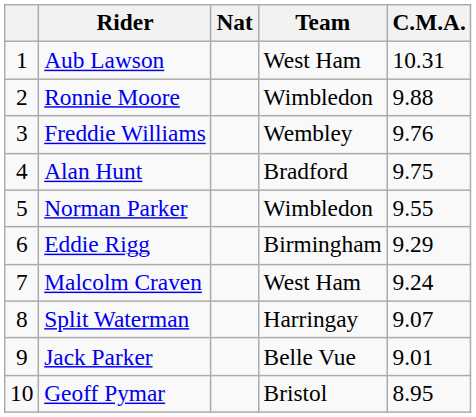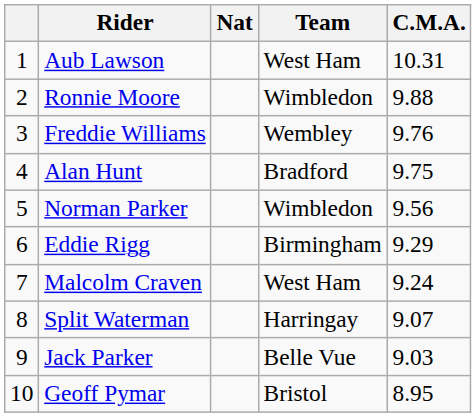(413, 208) 9.55 -> (413, 208) 9.56
(413, 356) 9.01 -> (413, 356) 9.03
